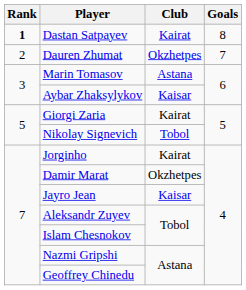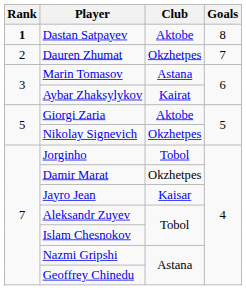(175, 34) Kairat -> (175, 34) Aktobe
(175, 94) Kaisar -> (175, 94) Kairat
(175, 114) Kairat -> (175, 114) Aktobe
(175, 134) Tobol -> (175, 134) Okzhetpes
(175, 154) Kairat -> (175, 154) Tobol
